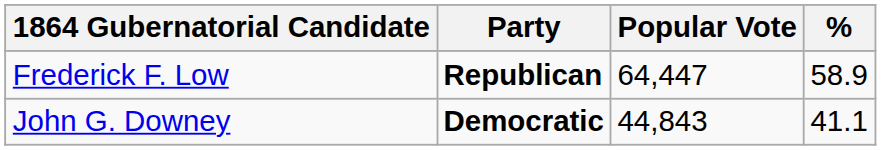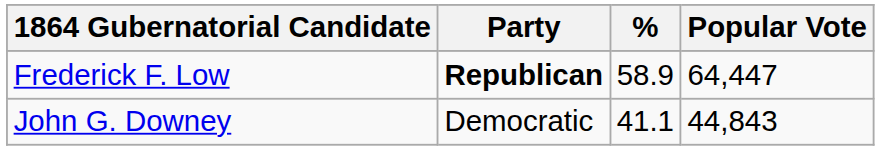columns swapped: (707, 27) <-> (839, 27)
(524, 121) bold -> (519, 121) normal
